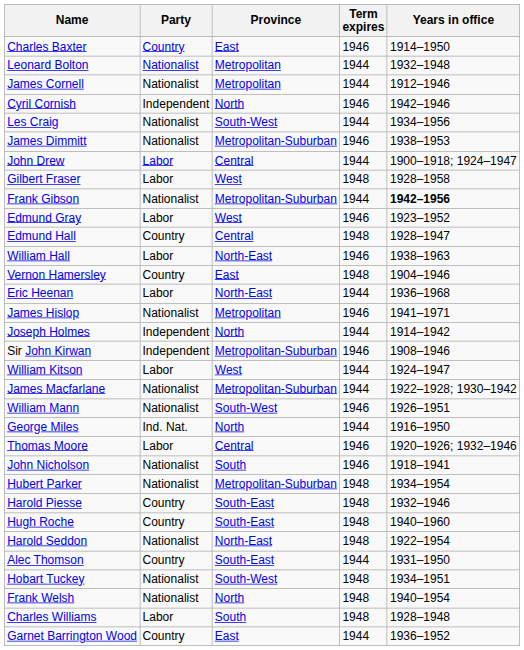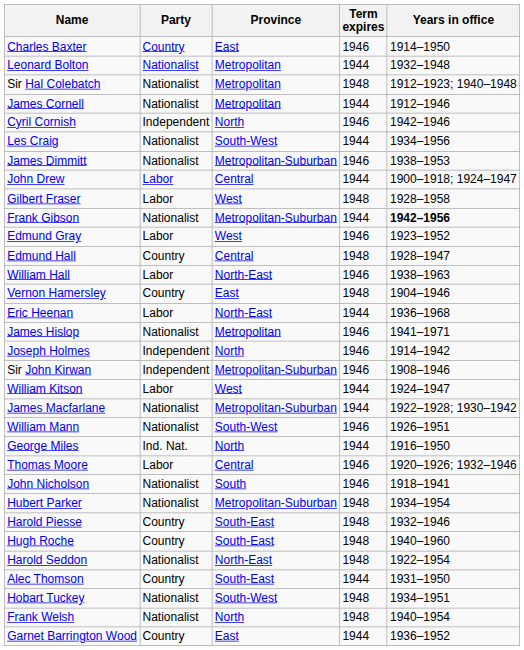+ row: (54, 84)
(356, 332) 1944 -> (356, 351) 1946
- row: (52, 617)
